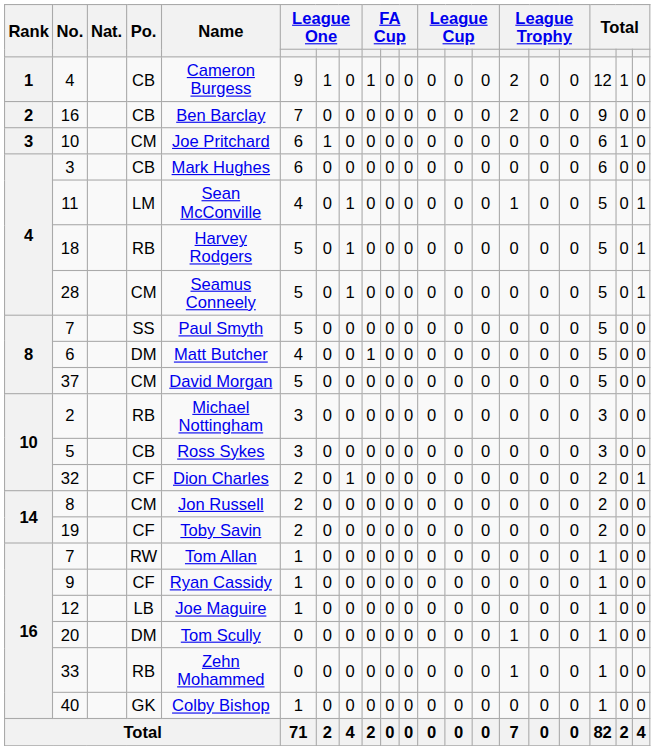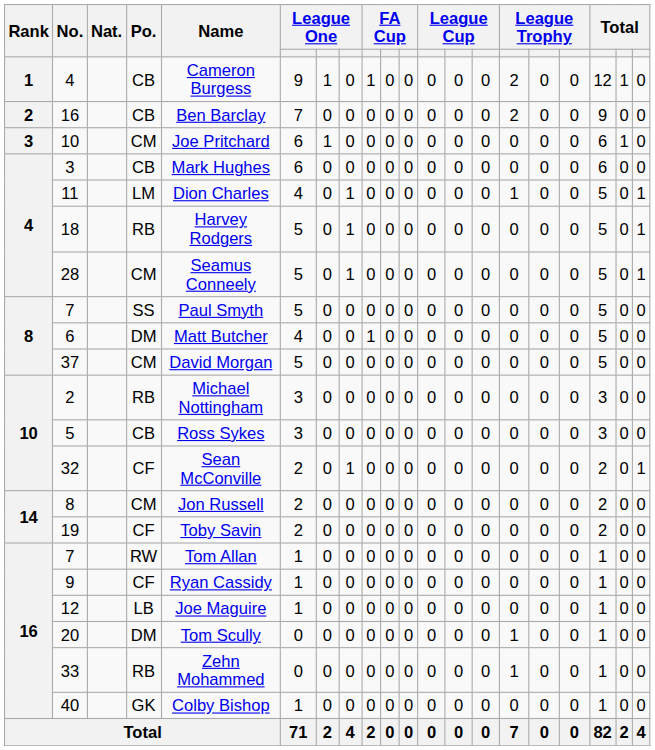(221, 203) Sean McConville -> (221, 194) Dion Charles
(221, 478) Dion Charles -> (221, 468) Sean McConville
